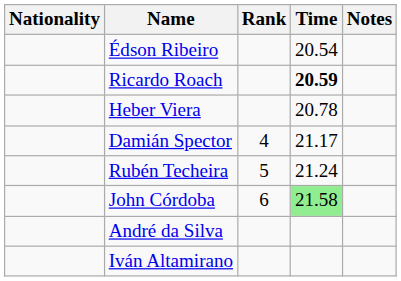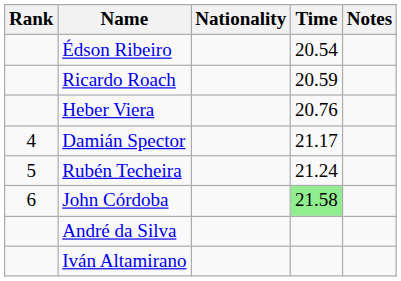columns swapped: (264, 19) <-> (54, 19)
(316, 79) bold -> (316, 79) normal
(316, 110) 20.78 -> (316, 110) 20.76
